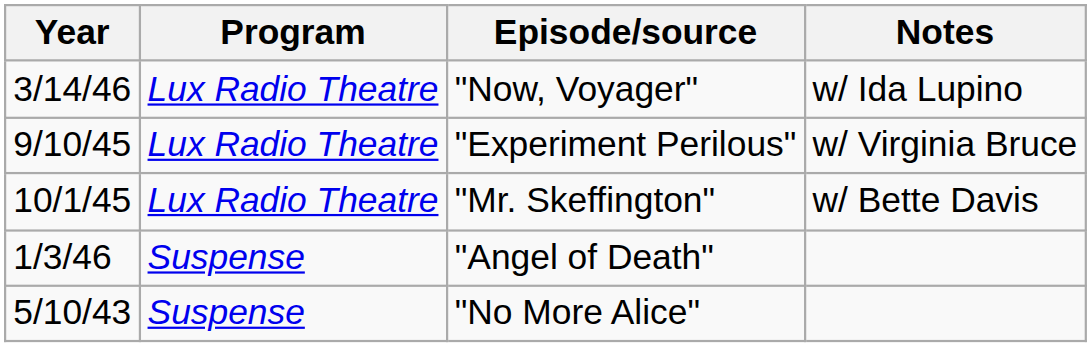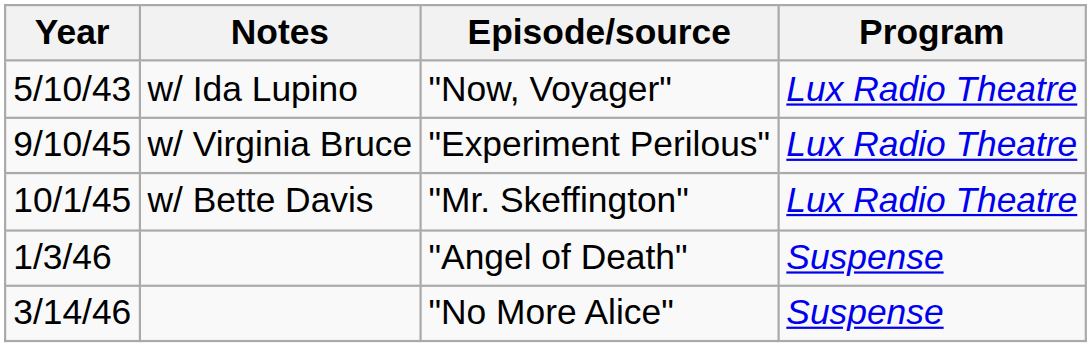columns swapped: (293, 32) <-> (945, 32)
(72, 88) 3/14/46 -> (72, 88) 5/10/43
(72, 312) 5/10/43 -> (72, 312) 3/14/46
